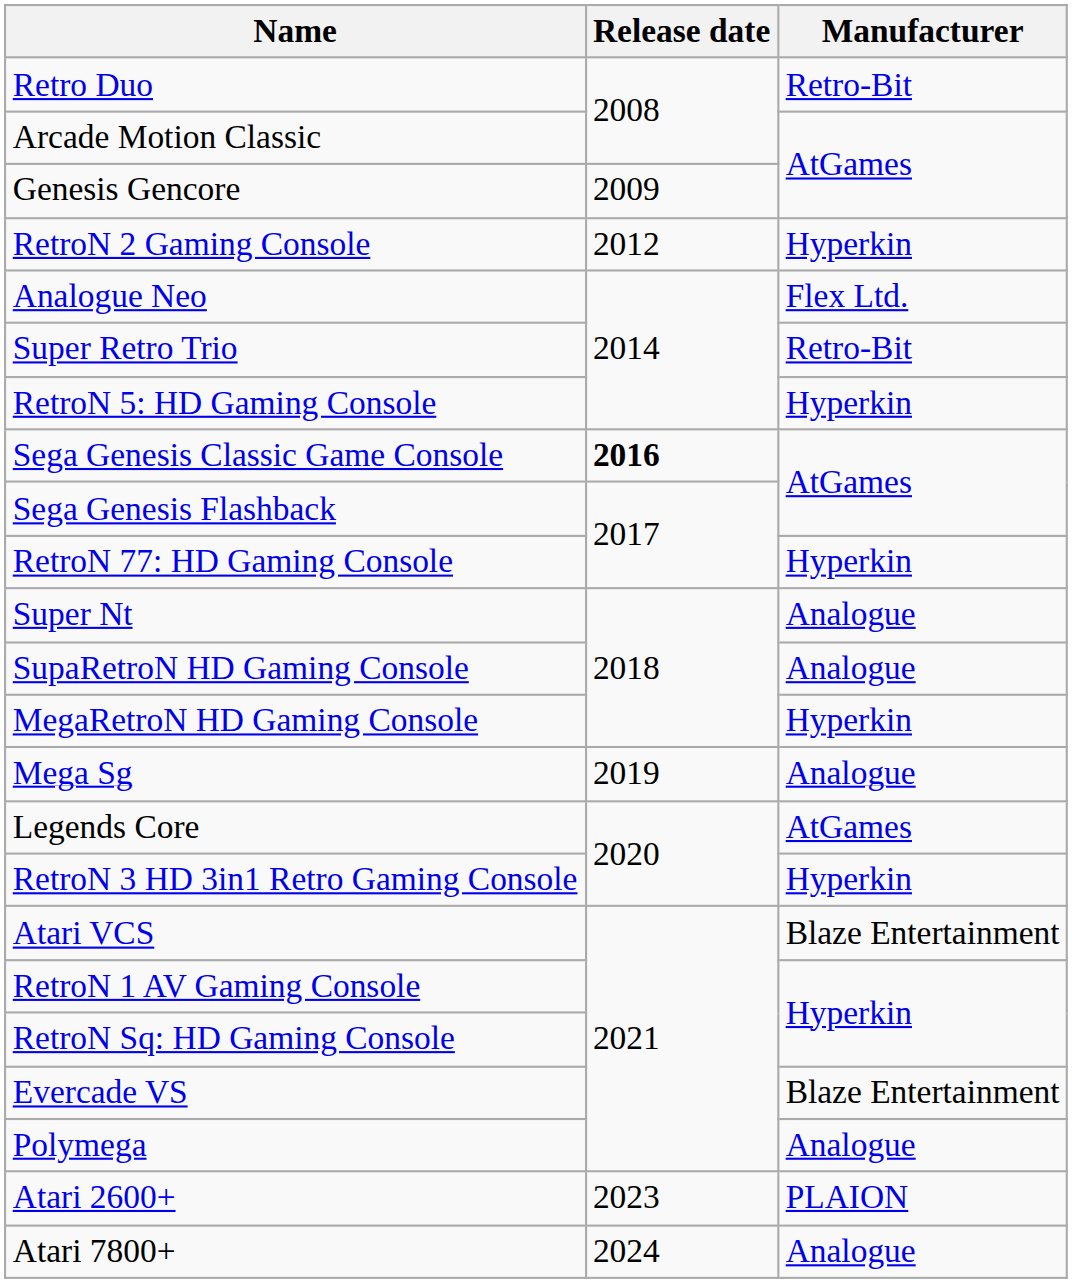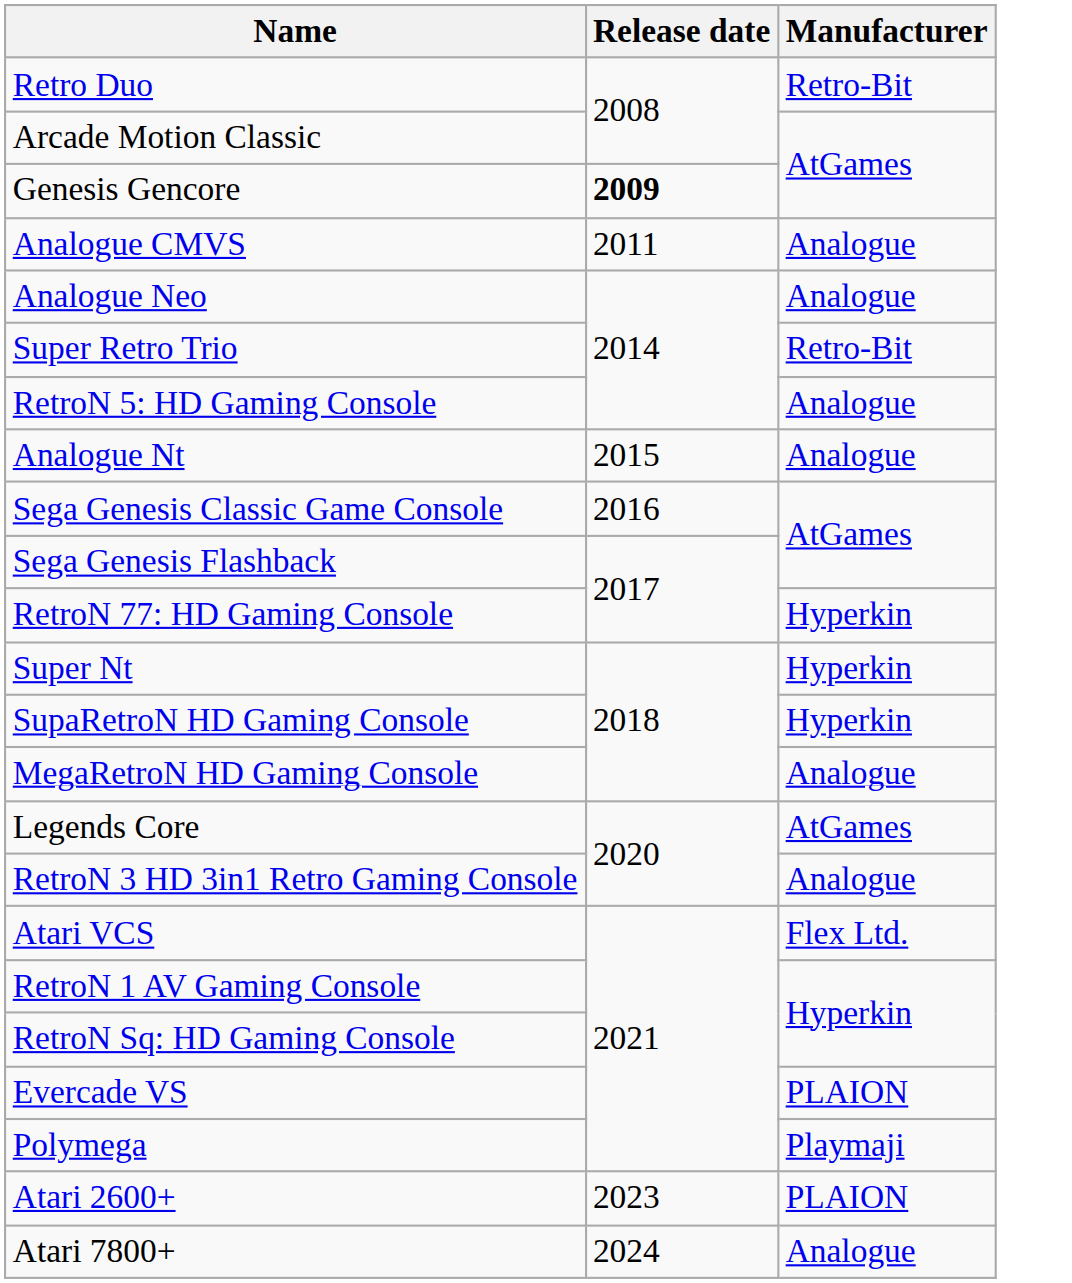(626, 190) normal -> (626, 190) bold
+ row: (129, 243)
- row: (192, 243)
(847, 296) Flex Ltd. -> (851, 296) Analogue
(849, 402) Hyperkin -> (851, 402) Analogue
+ row: (99, 455)
(626, 455) bold -> (626, 508) normal
(851, 614) Analogue -> (849, 667) Hyperkin
(851, 667) Analogue -> (849, 720) Hyperkin
(849, 720) Hyperkin -> (851, 773) Analogue
- row: (73, 773)
(849, 879) Hyperkin -> (851, 879) Analogue
(923, 932) Blaze Entertainment -> (847, 932) Flex Ltd.
(923, 1091) Blaze Entertainment -> (847, 1091) PLAION
(851, 1144) Analogue -> (845, 1144) Playmaji
